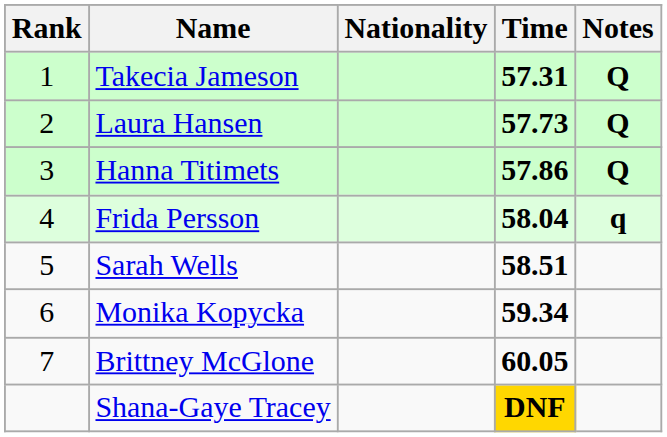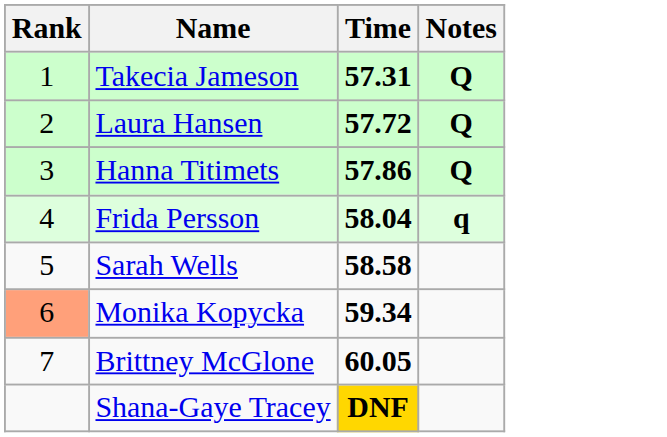- column: (416, 28)
(535, 123) 57.73 -> (378, 123) 57.72
(535, 265) 58.51 -> (378, 265) 58.58
(47, 312) no background -> (47, 312) lightsalmon background
